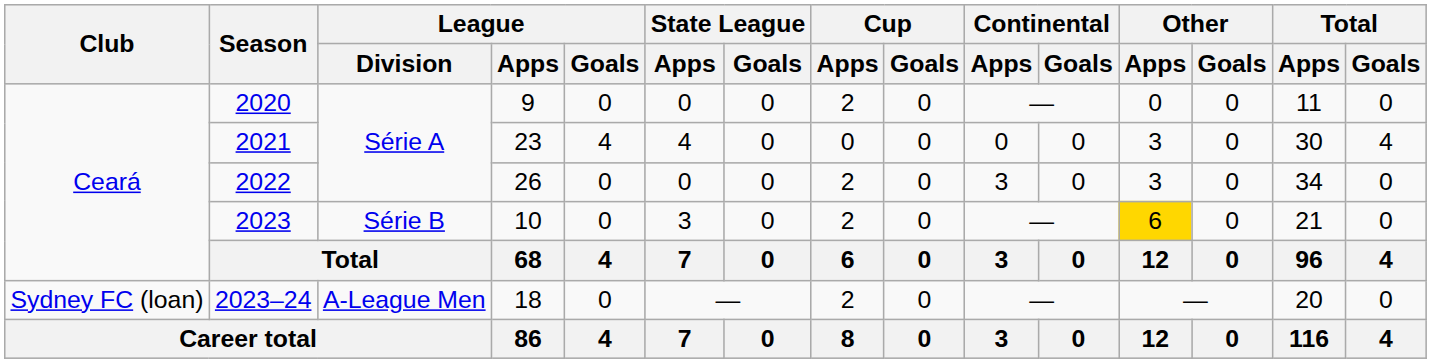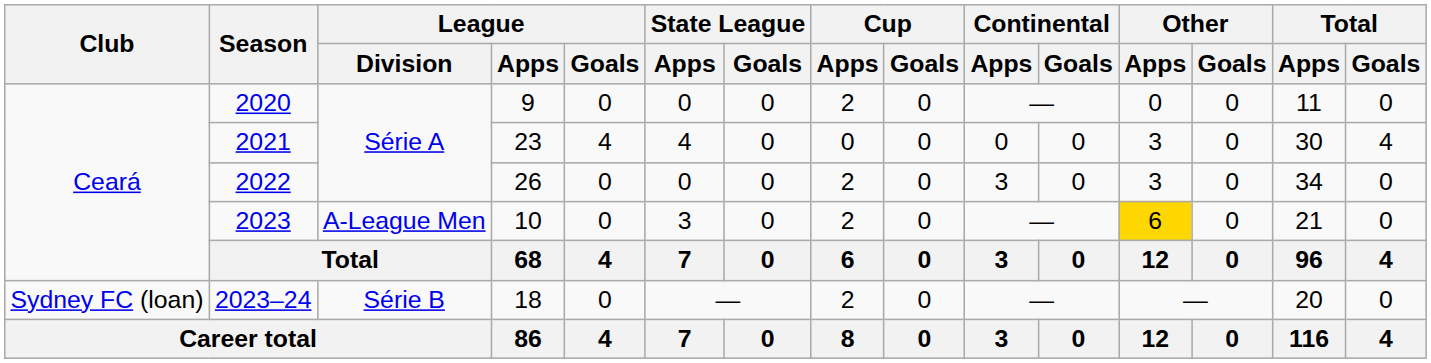(404, 220) Série B -> (404, 220) A-League Men
(404, 299) A-League Men -> (404, 299) Série B
